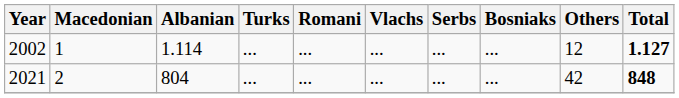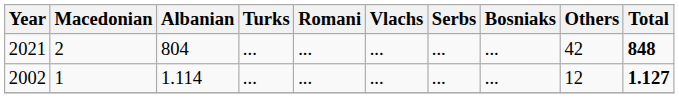rows swapped: (27, 48) <-> (27, 78)
